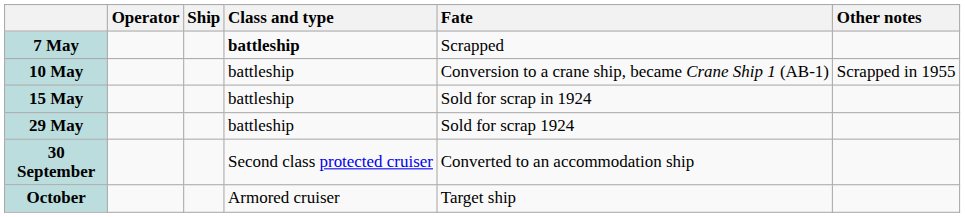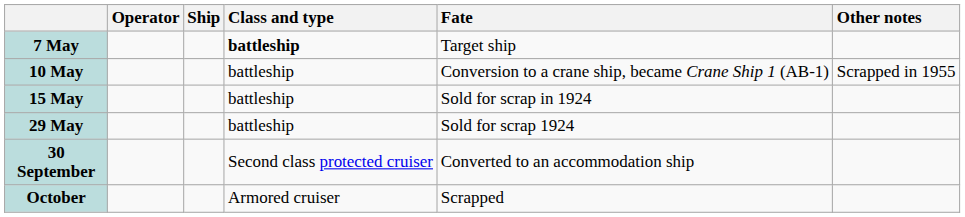(472, 44) Scrapped -> (478, 44) Target ship
(478, 198) Target ship -> (472, 198) Scrapped
